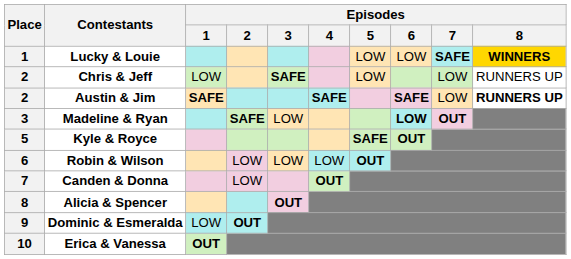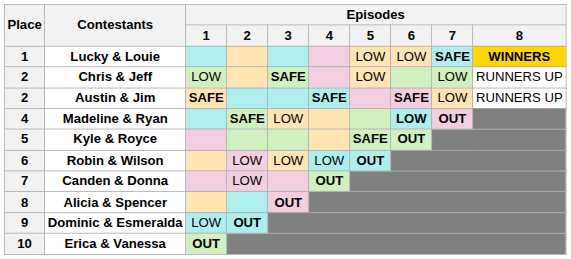(519, 98) bold -> (519, 98) normal
(25, 118) 3 -> (25, 118) 4
